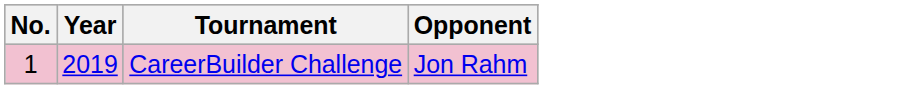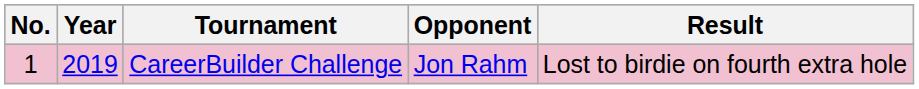+ column: (725, 25)
